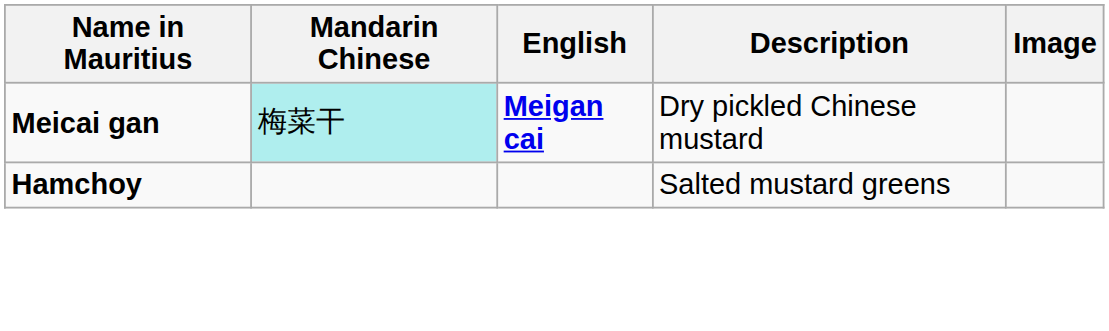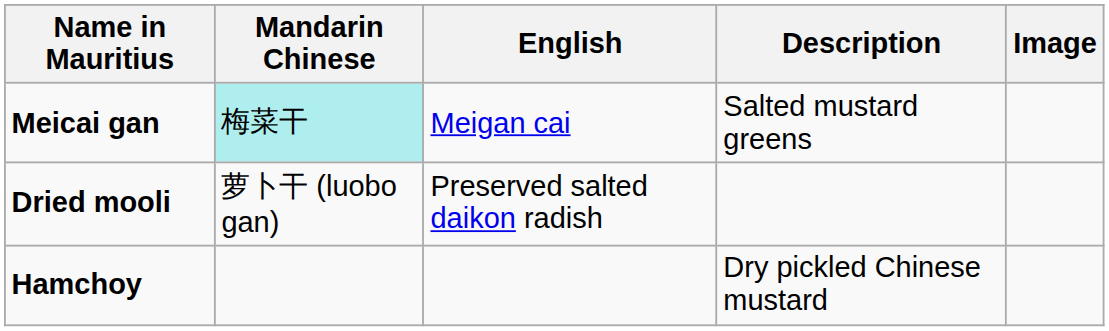(554, 122) bold -> (501, 122) normal
(788, 122) Dry pickled Chinese mustard -> (821, 122) Salted mustard greens
+ row: (91, 203)
(805, 184) Salted mustard greens -> (852, 284) Dry pickled Chinese mustard
